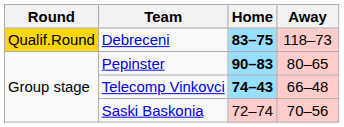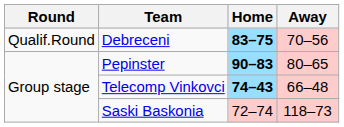(51, 40) gold background -> (51, 40) no background
(308, 40) 118–73 -> (308, 40) 70–56
(308, 111) 70–56 -> (308, 111) 118–73
